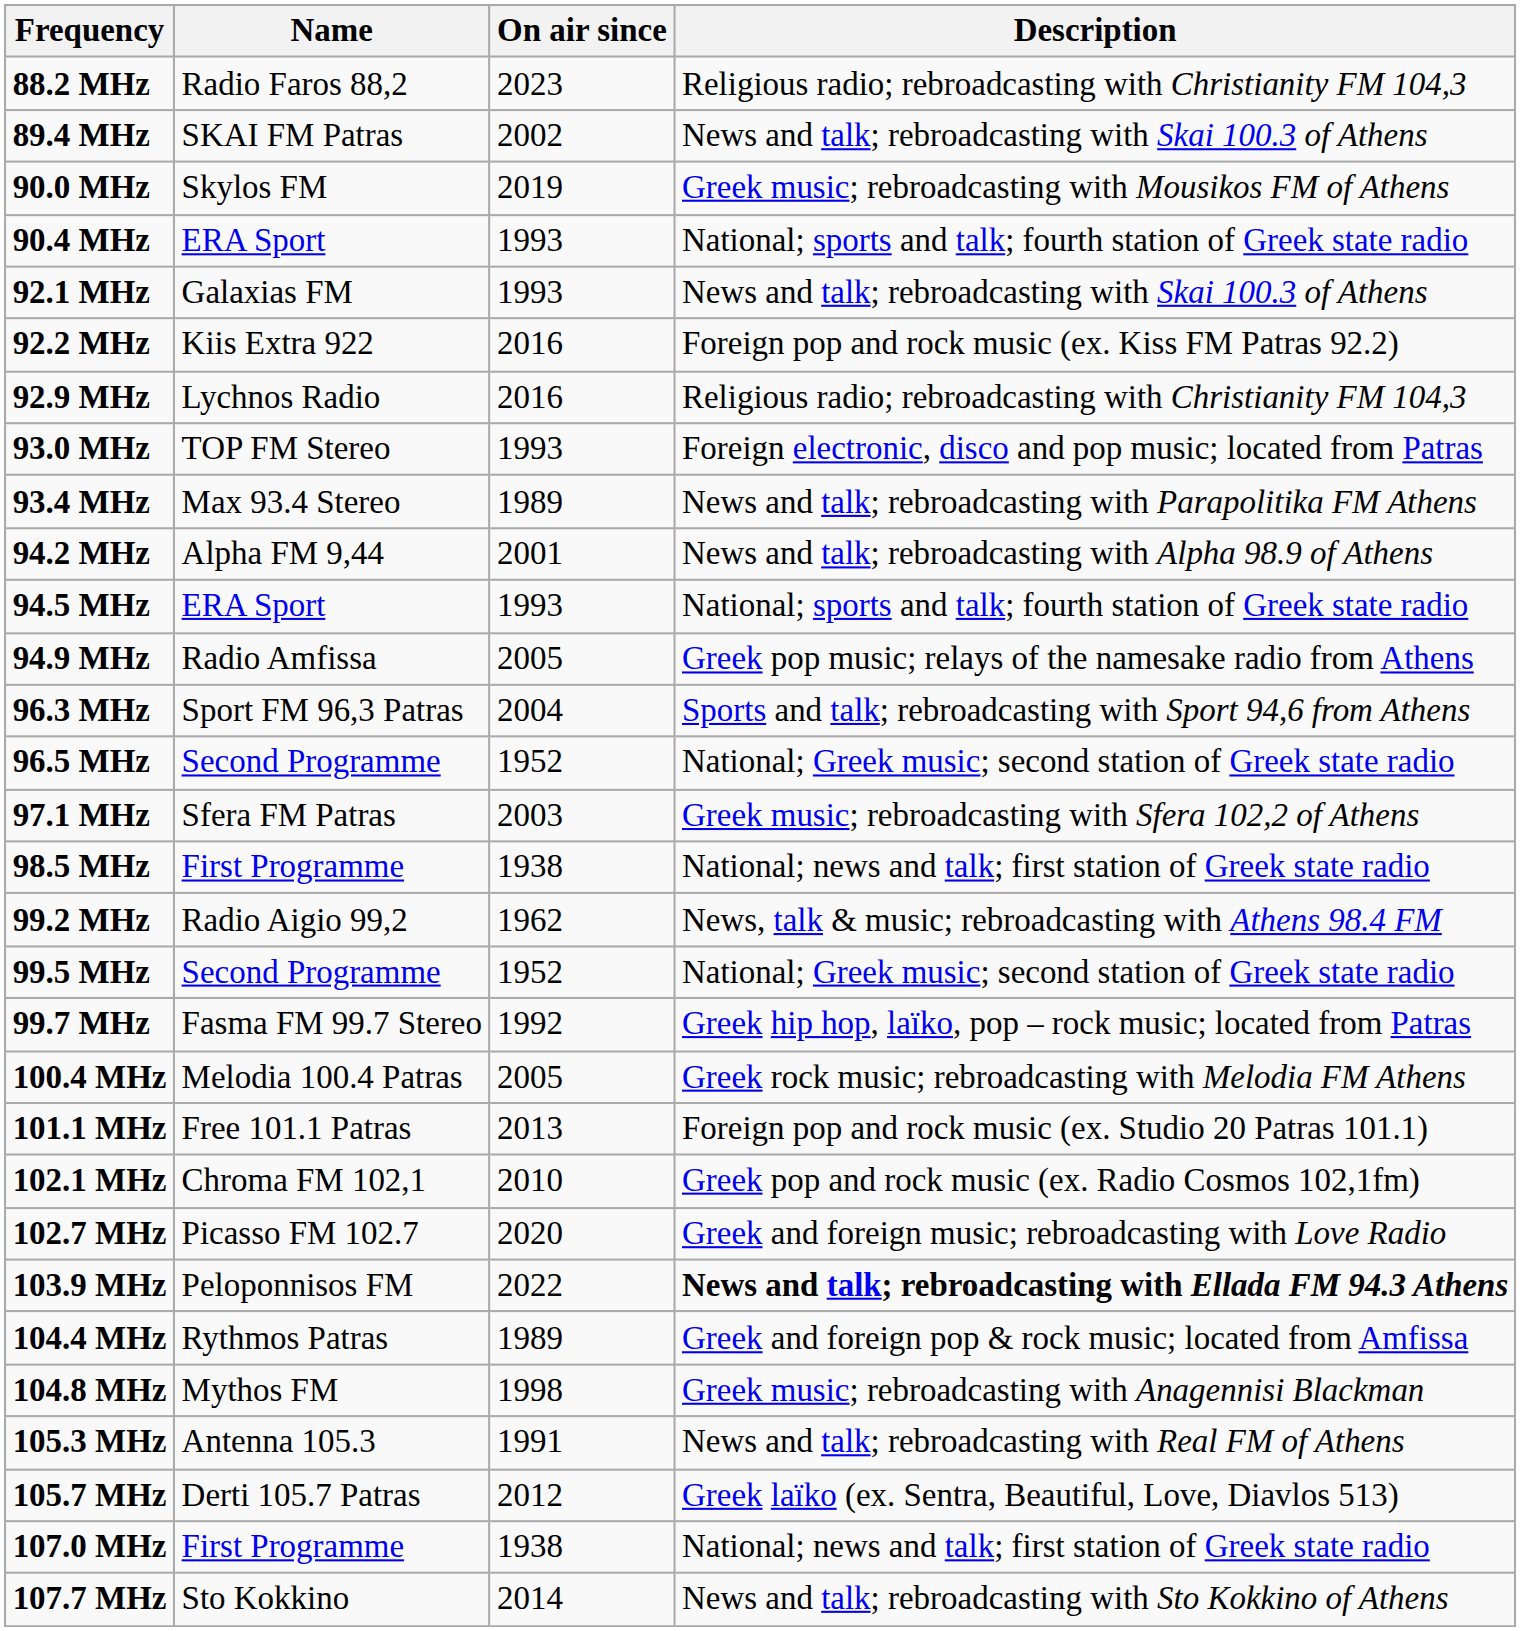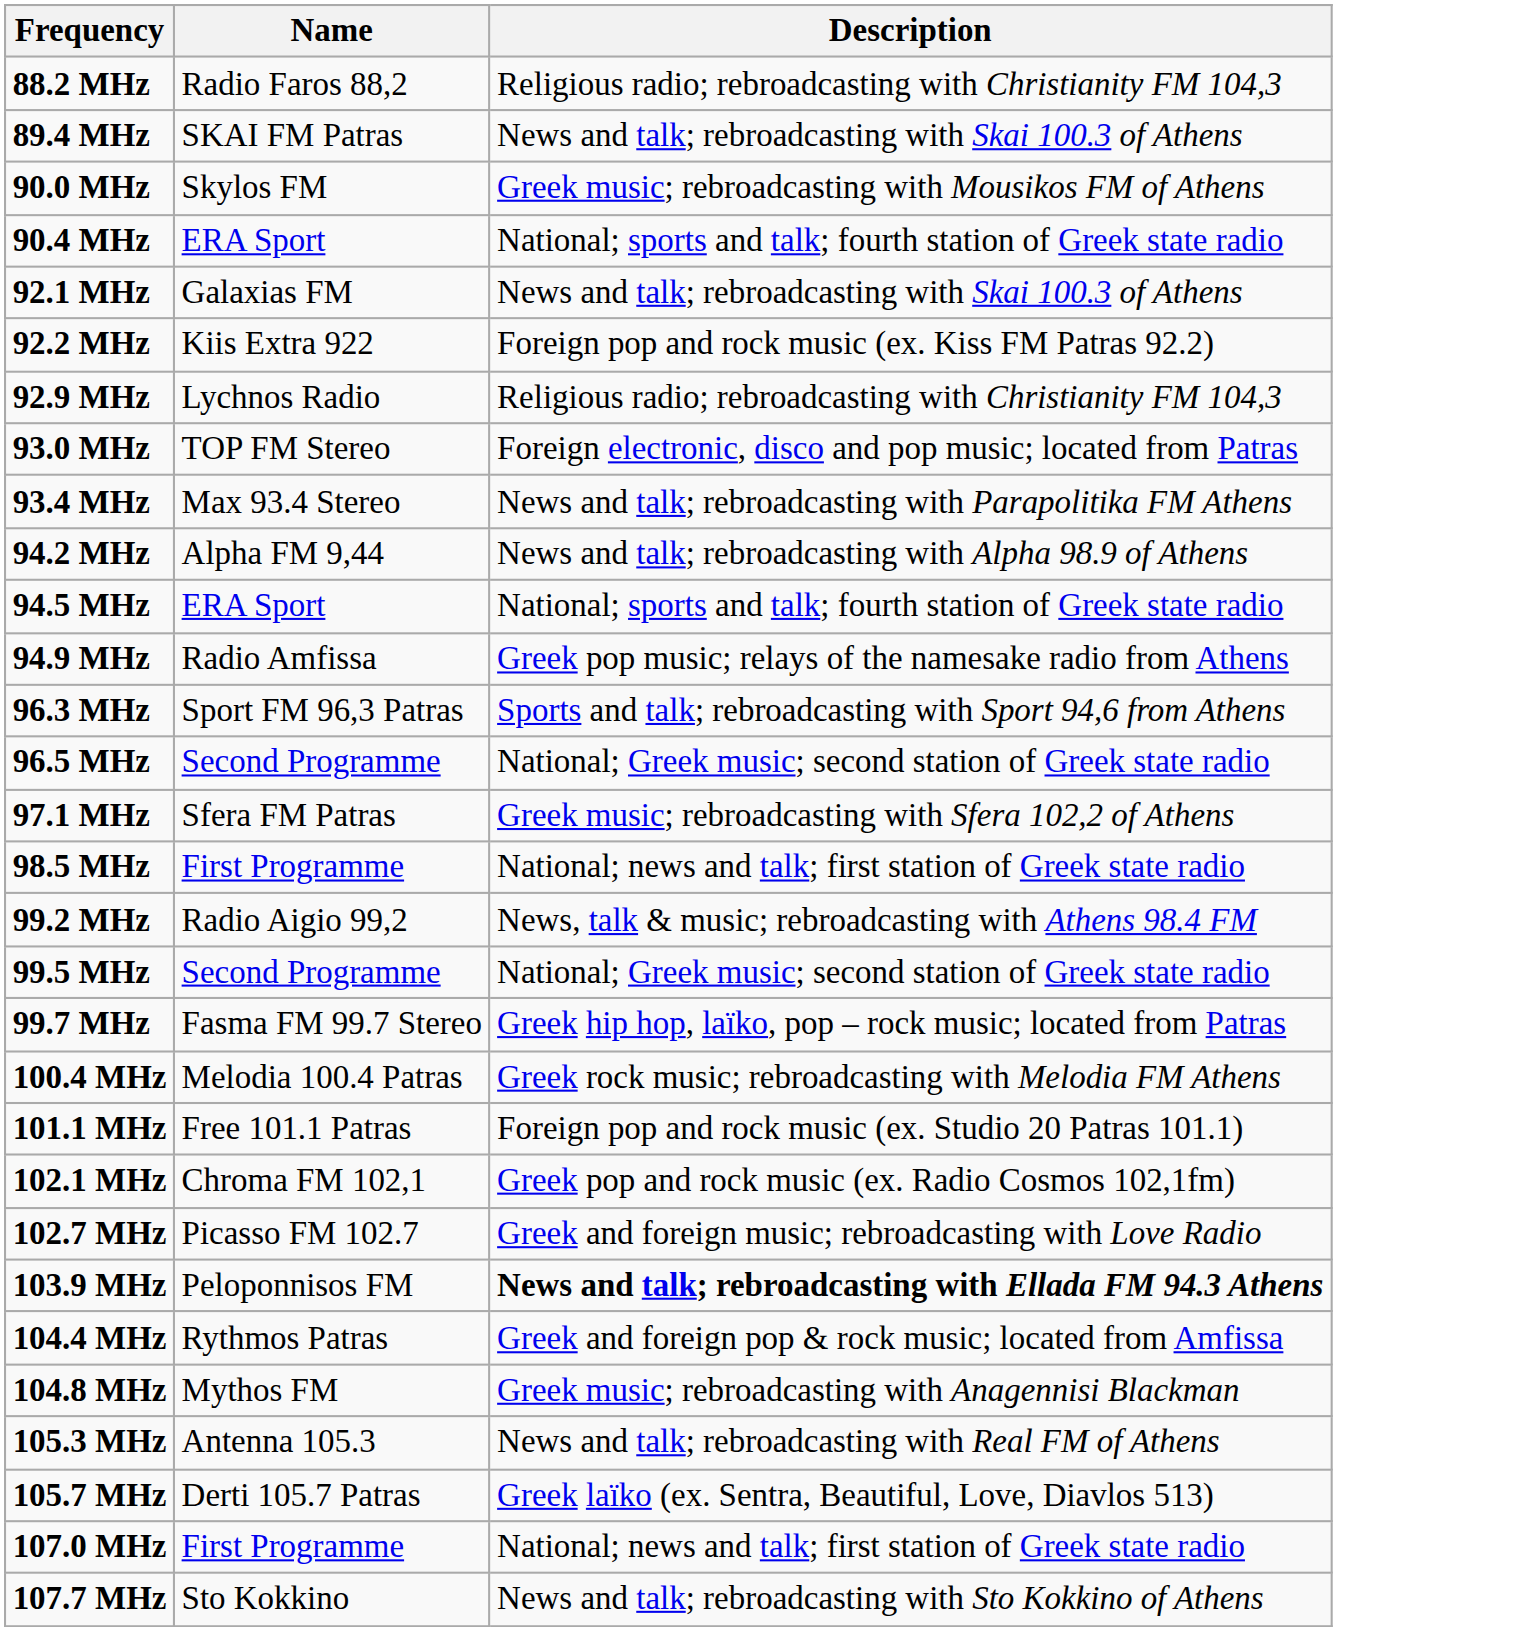- column: (582, 30)
